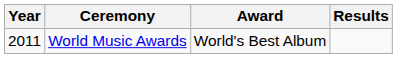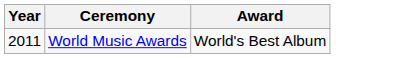- column: (361, 16)
